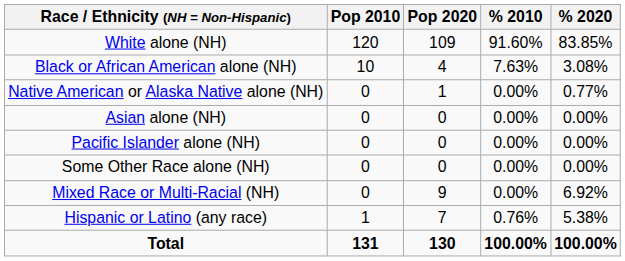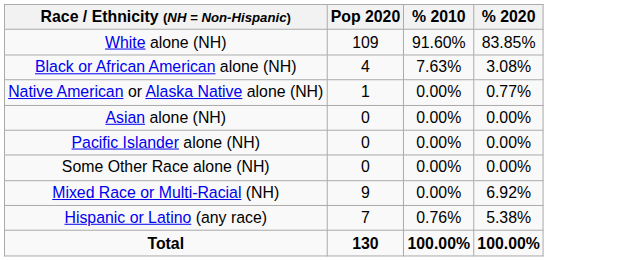- column: (365, 17)
